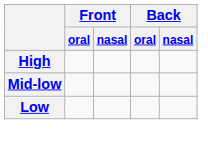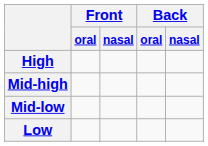+ row: (38, 84)
